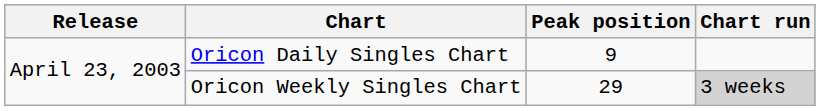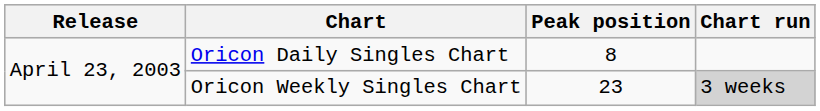(611, 55) 9 -> (611, 55) 8
(611, 88) 29 -> (611, 88) 23
